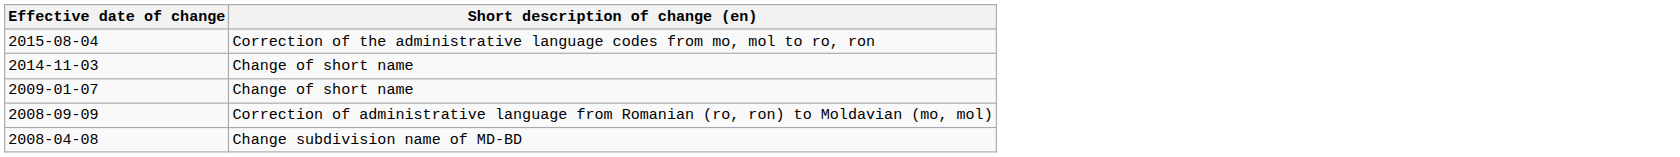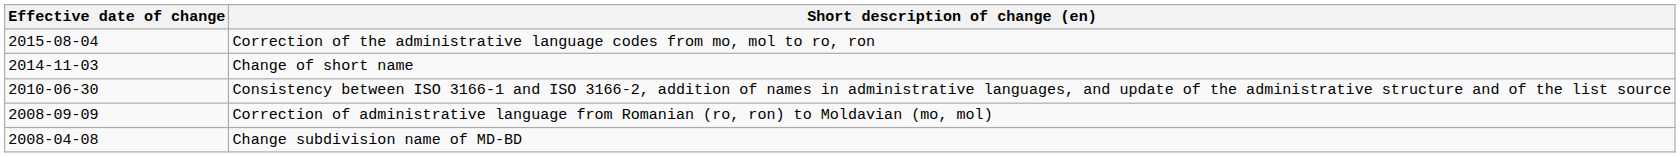+ row: (53, 91)
- row: (53, 91)
